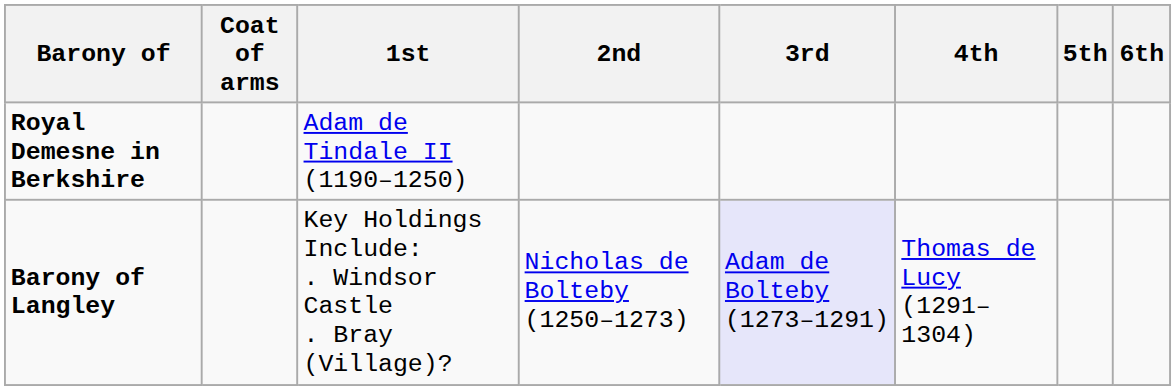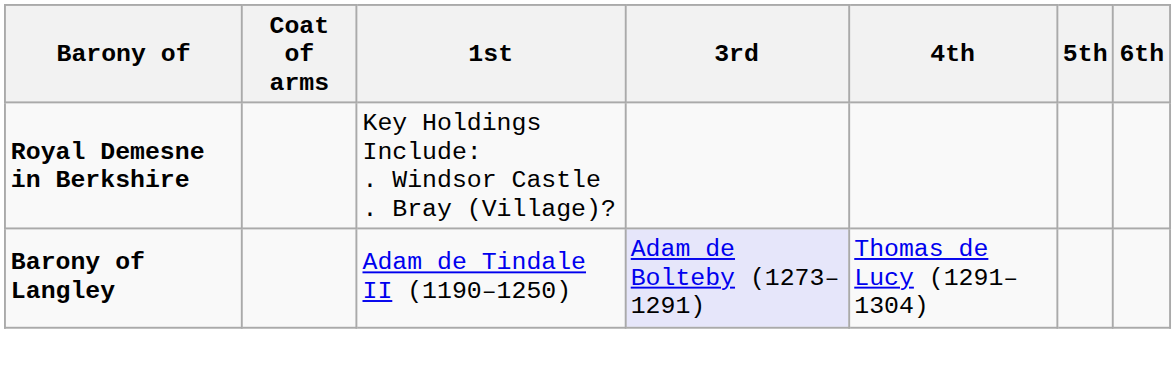- column: (619, 54)
(386, 152) Adam de Tindale II (1190–1250) -> (489, 166) Key Holdings Include: . Windsor Castle . Bray (Village)?
(393, 292) Key Holdings Include: . Windsor Castle . Bray (Village)? -> (474, 278) Adam de Tindale II (1190–1250)
